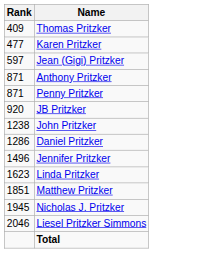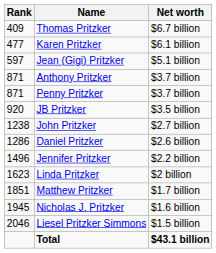+ column: (180, 12)
